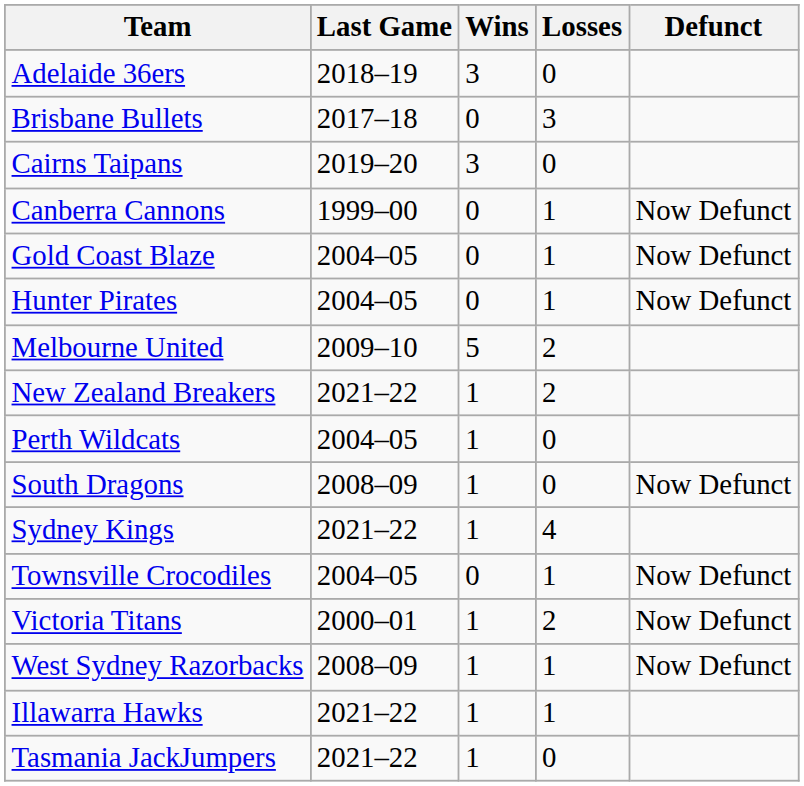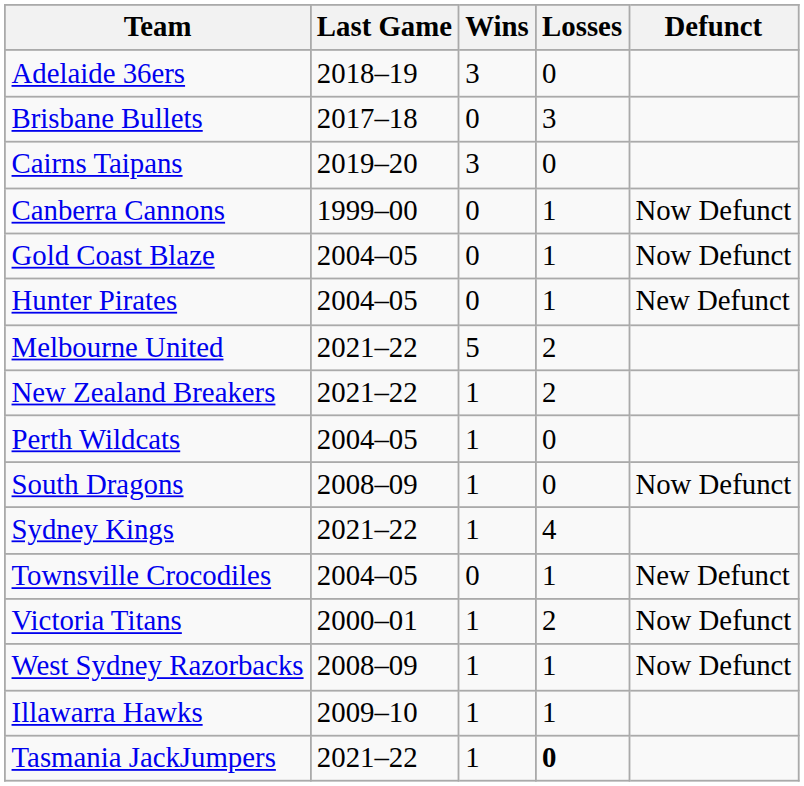(713, 301) Now Defunct -> (713, 301) New Defunct
(367, 347) 2009–10 -> (367, 347) 2021–22
(713, 575) Now Defunct -> (713, 575) New Defunct
(367, 712) 2021–22 -> (367, 712) 2009–10
(549, 758) normal -> (549, 758) bold
